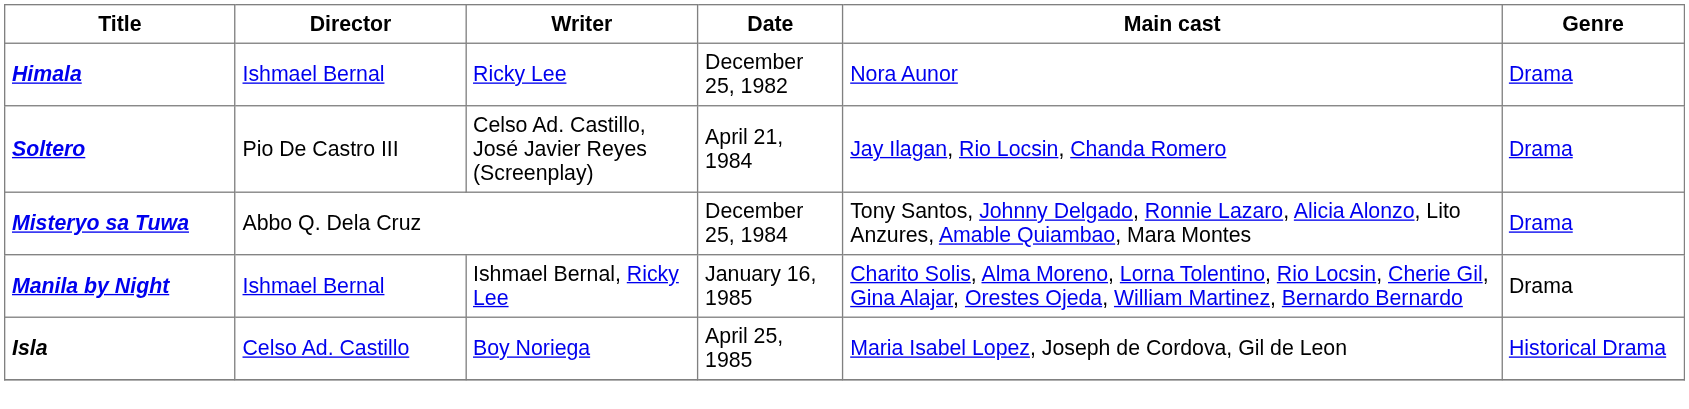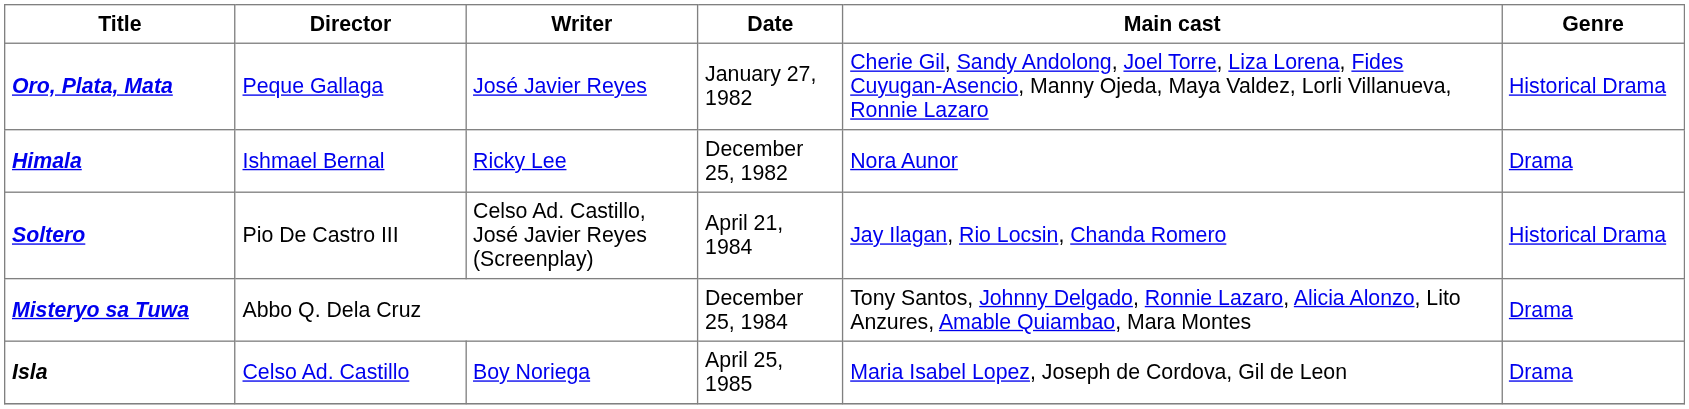+ row: (92, 86)
(1541, 148) Drama -> (1588, 235) Historical Drama
- row: (91, 285)
(1588, 348) Historical Drama -> (1541, 372) Drama
